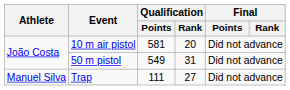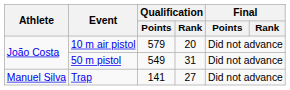(156, 45) 581 -> (156, 45) 579
(156, 78) 111 -> (156, 78) 141
